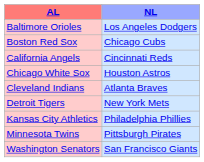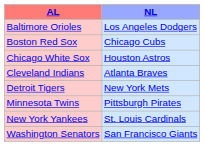- row: (43, 57)
- row: (52, 118)
+ row: (47, 118)
